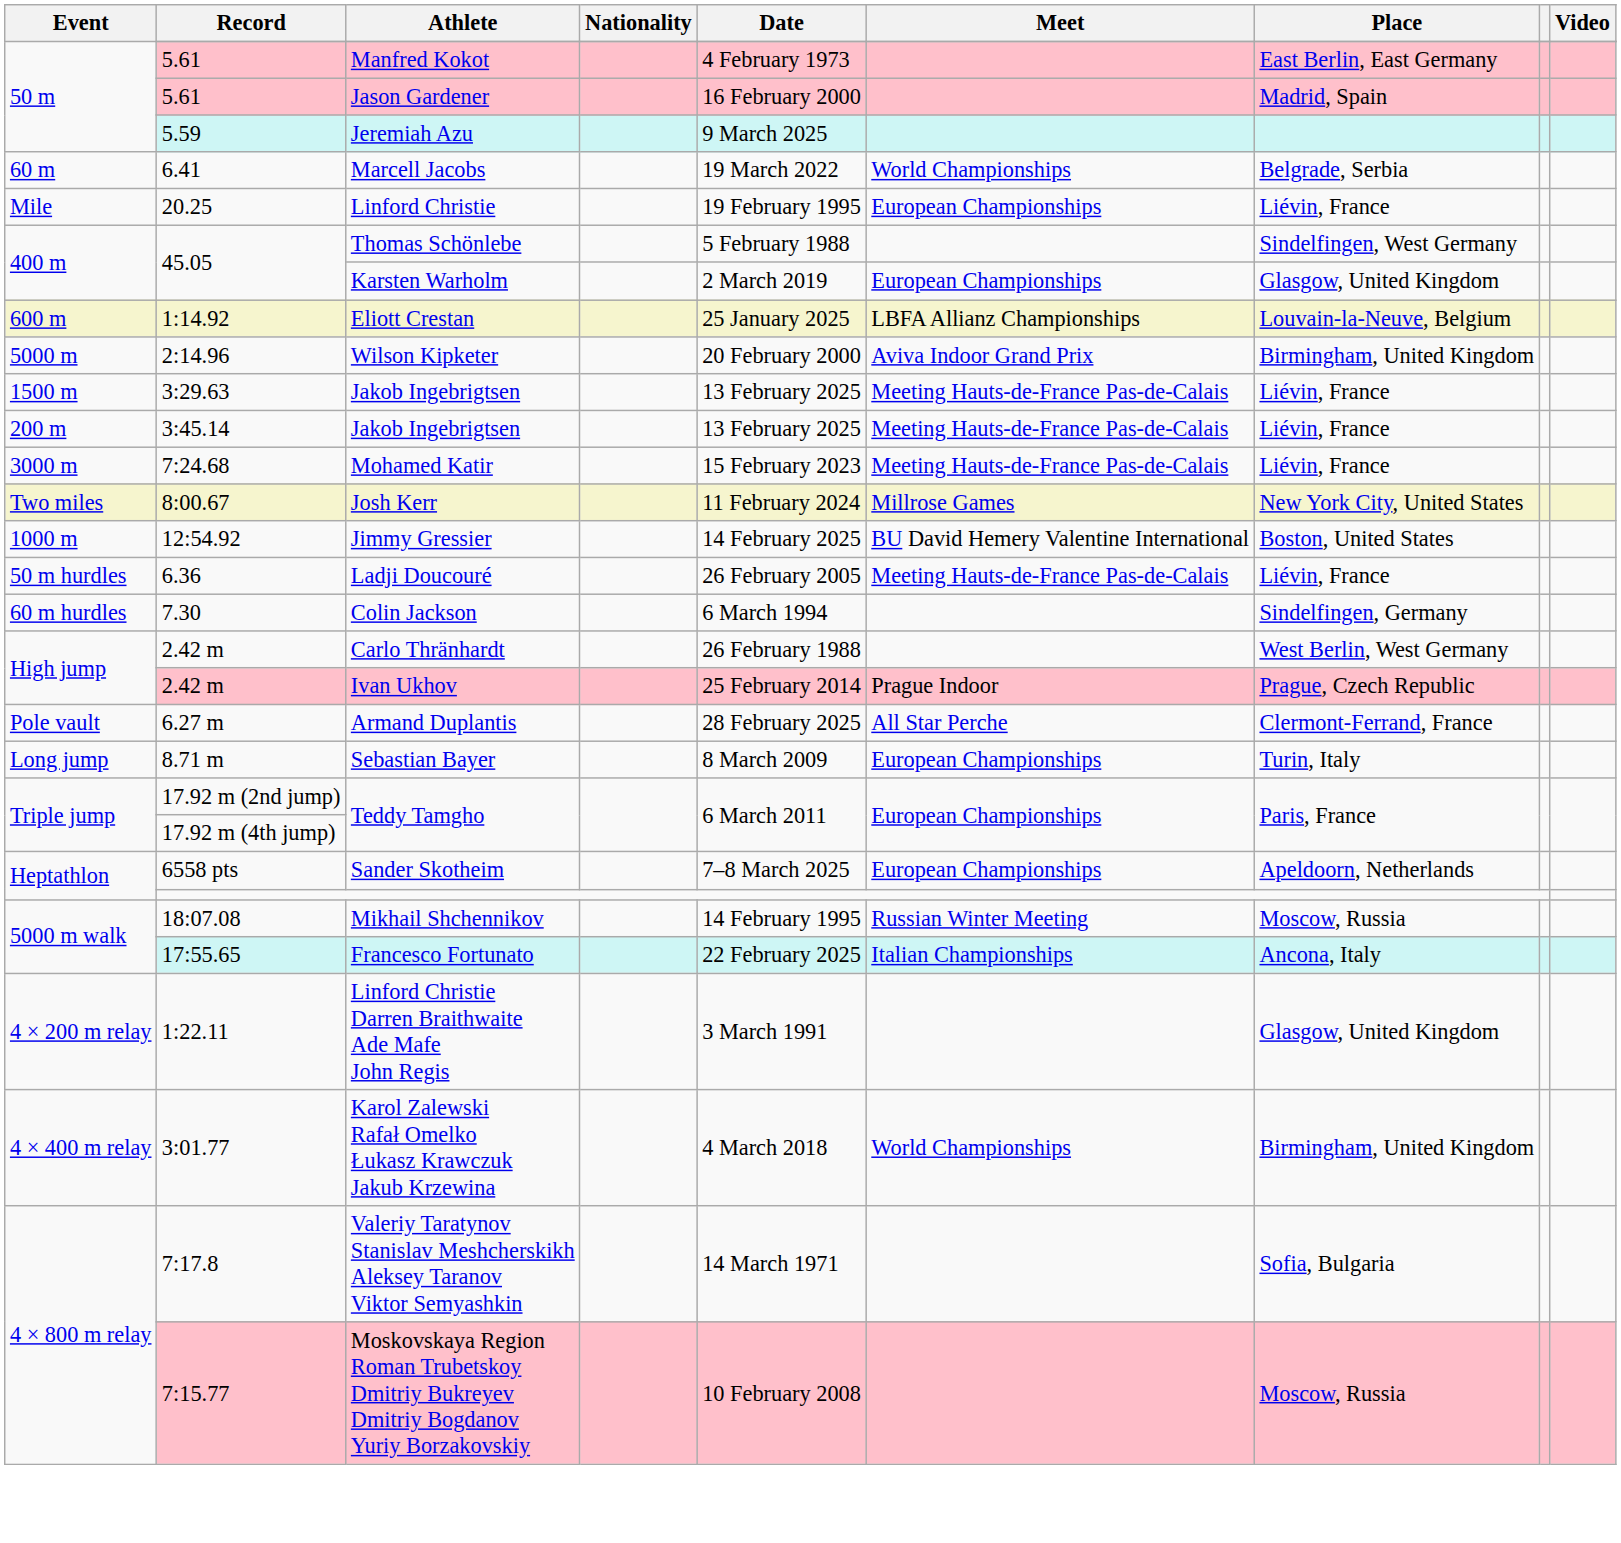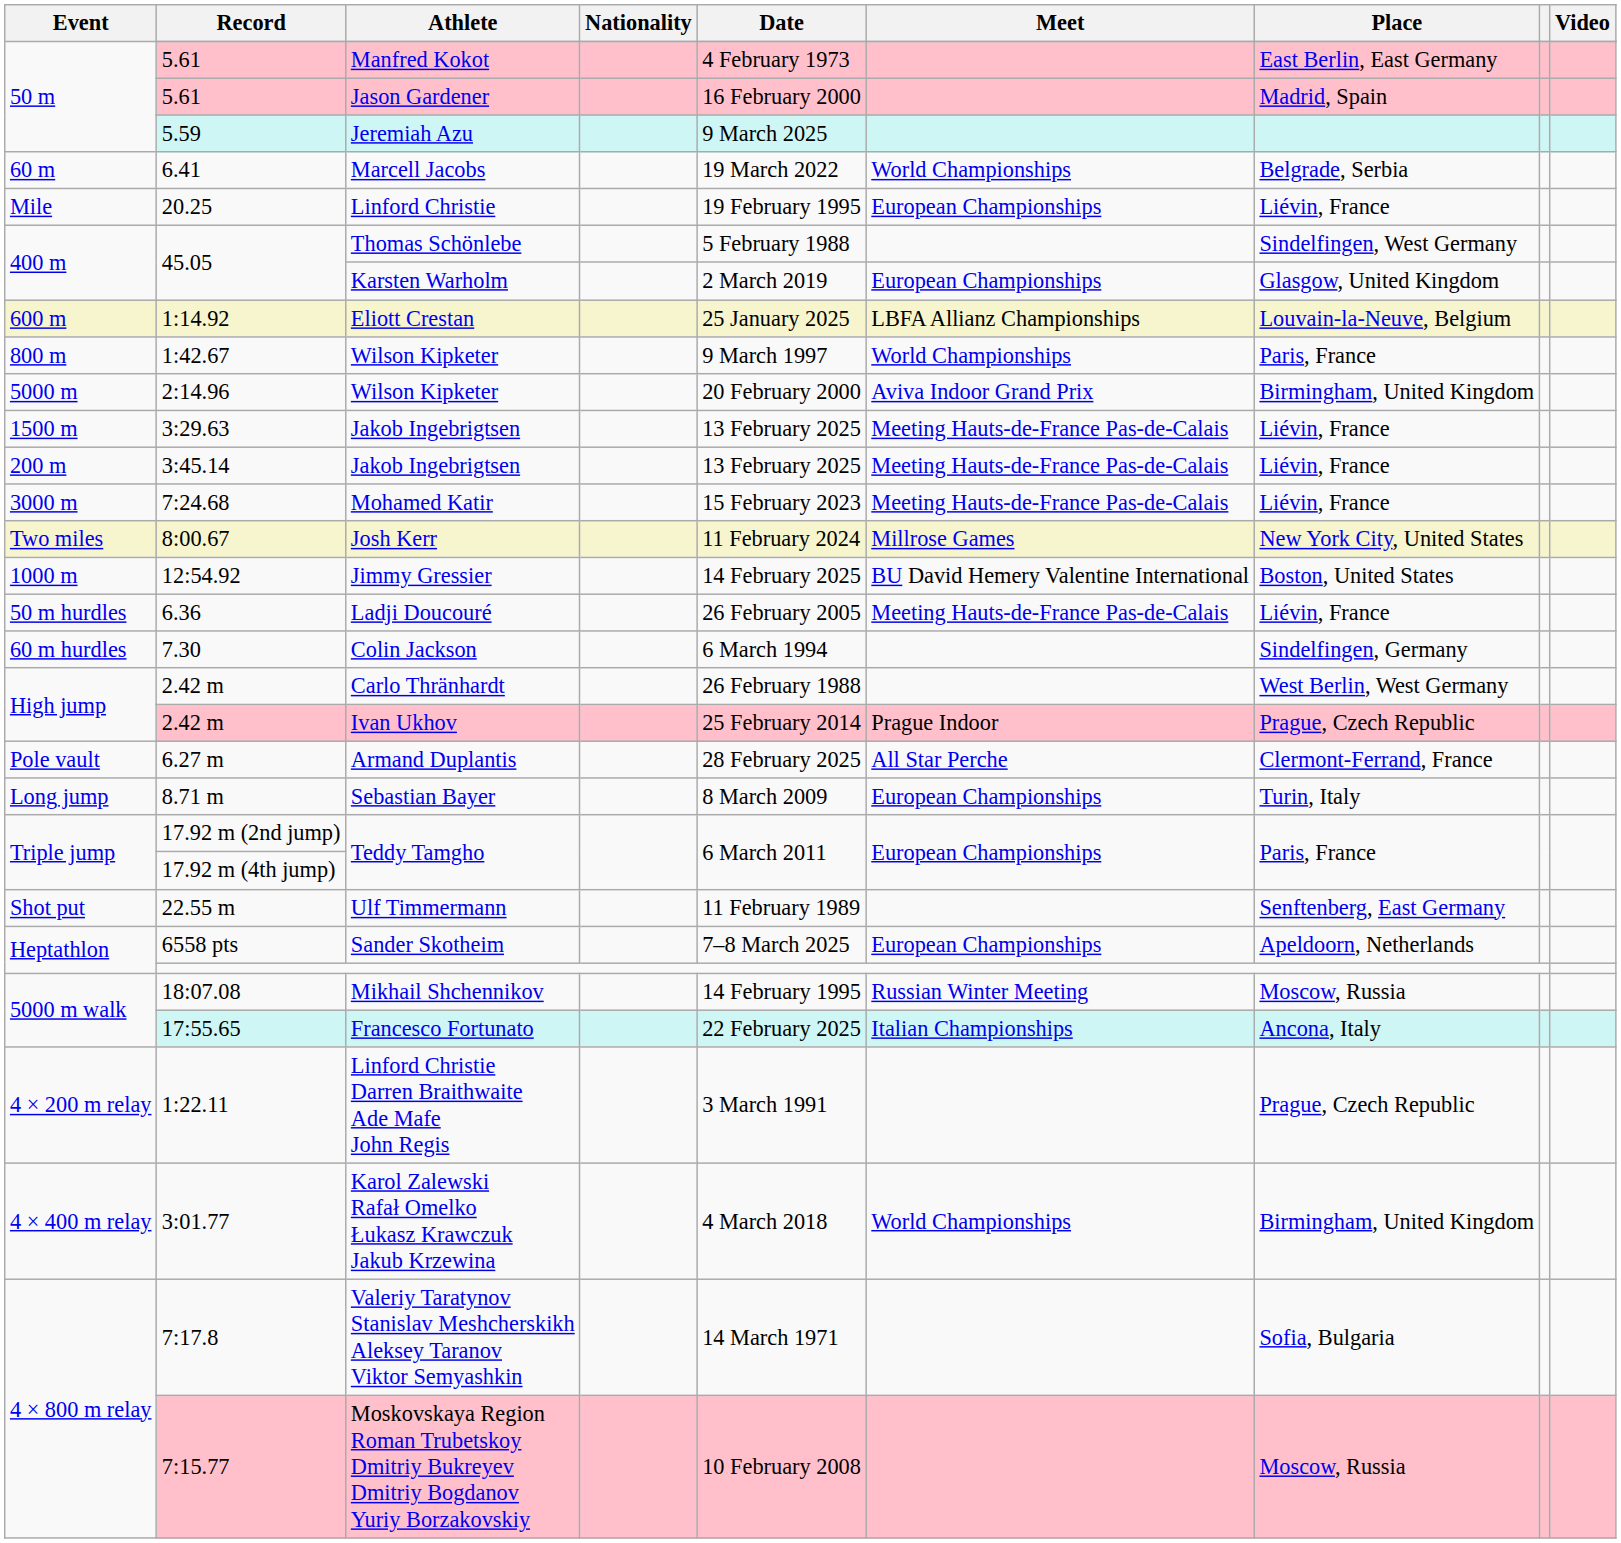+ row: (196, 354)
+ row: (198, 907)
(1379, 1031) Glasgow, United Kingdom -> (1367, 1104) Prague, Czech Republic
